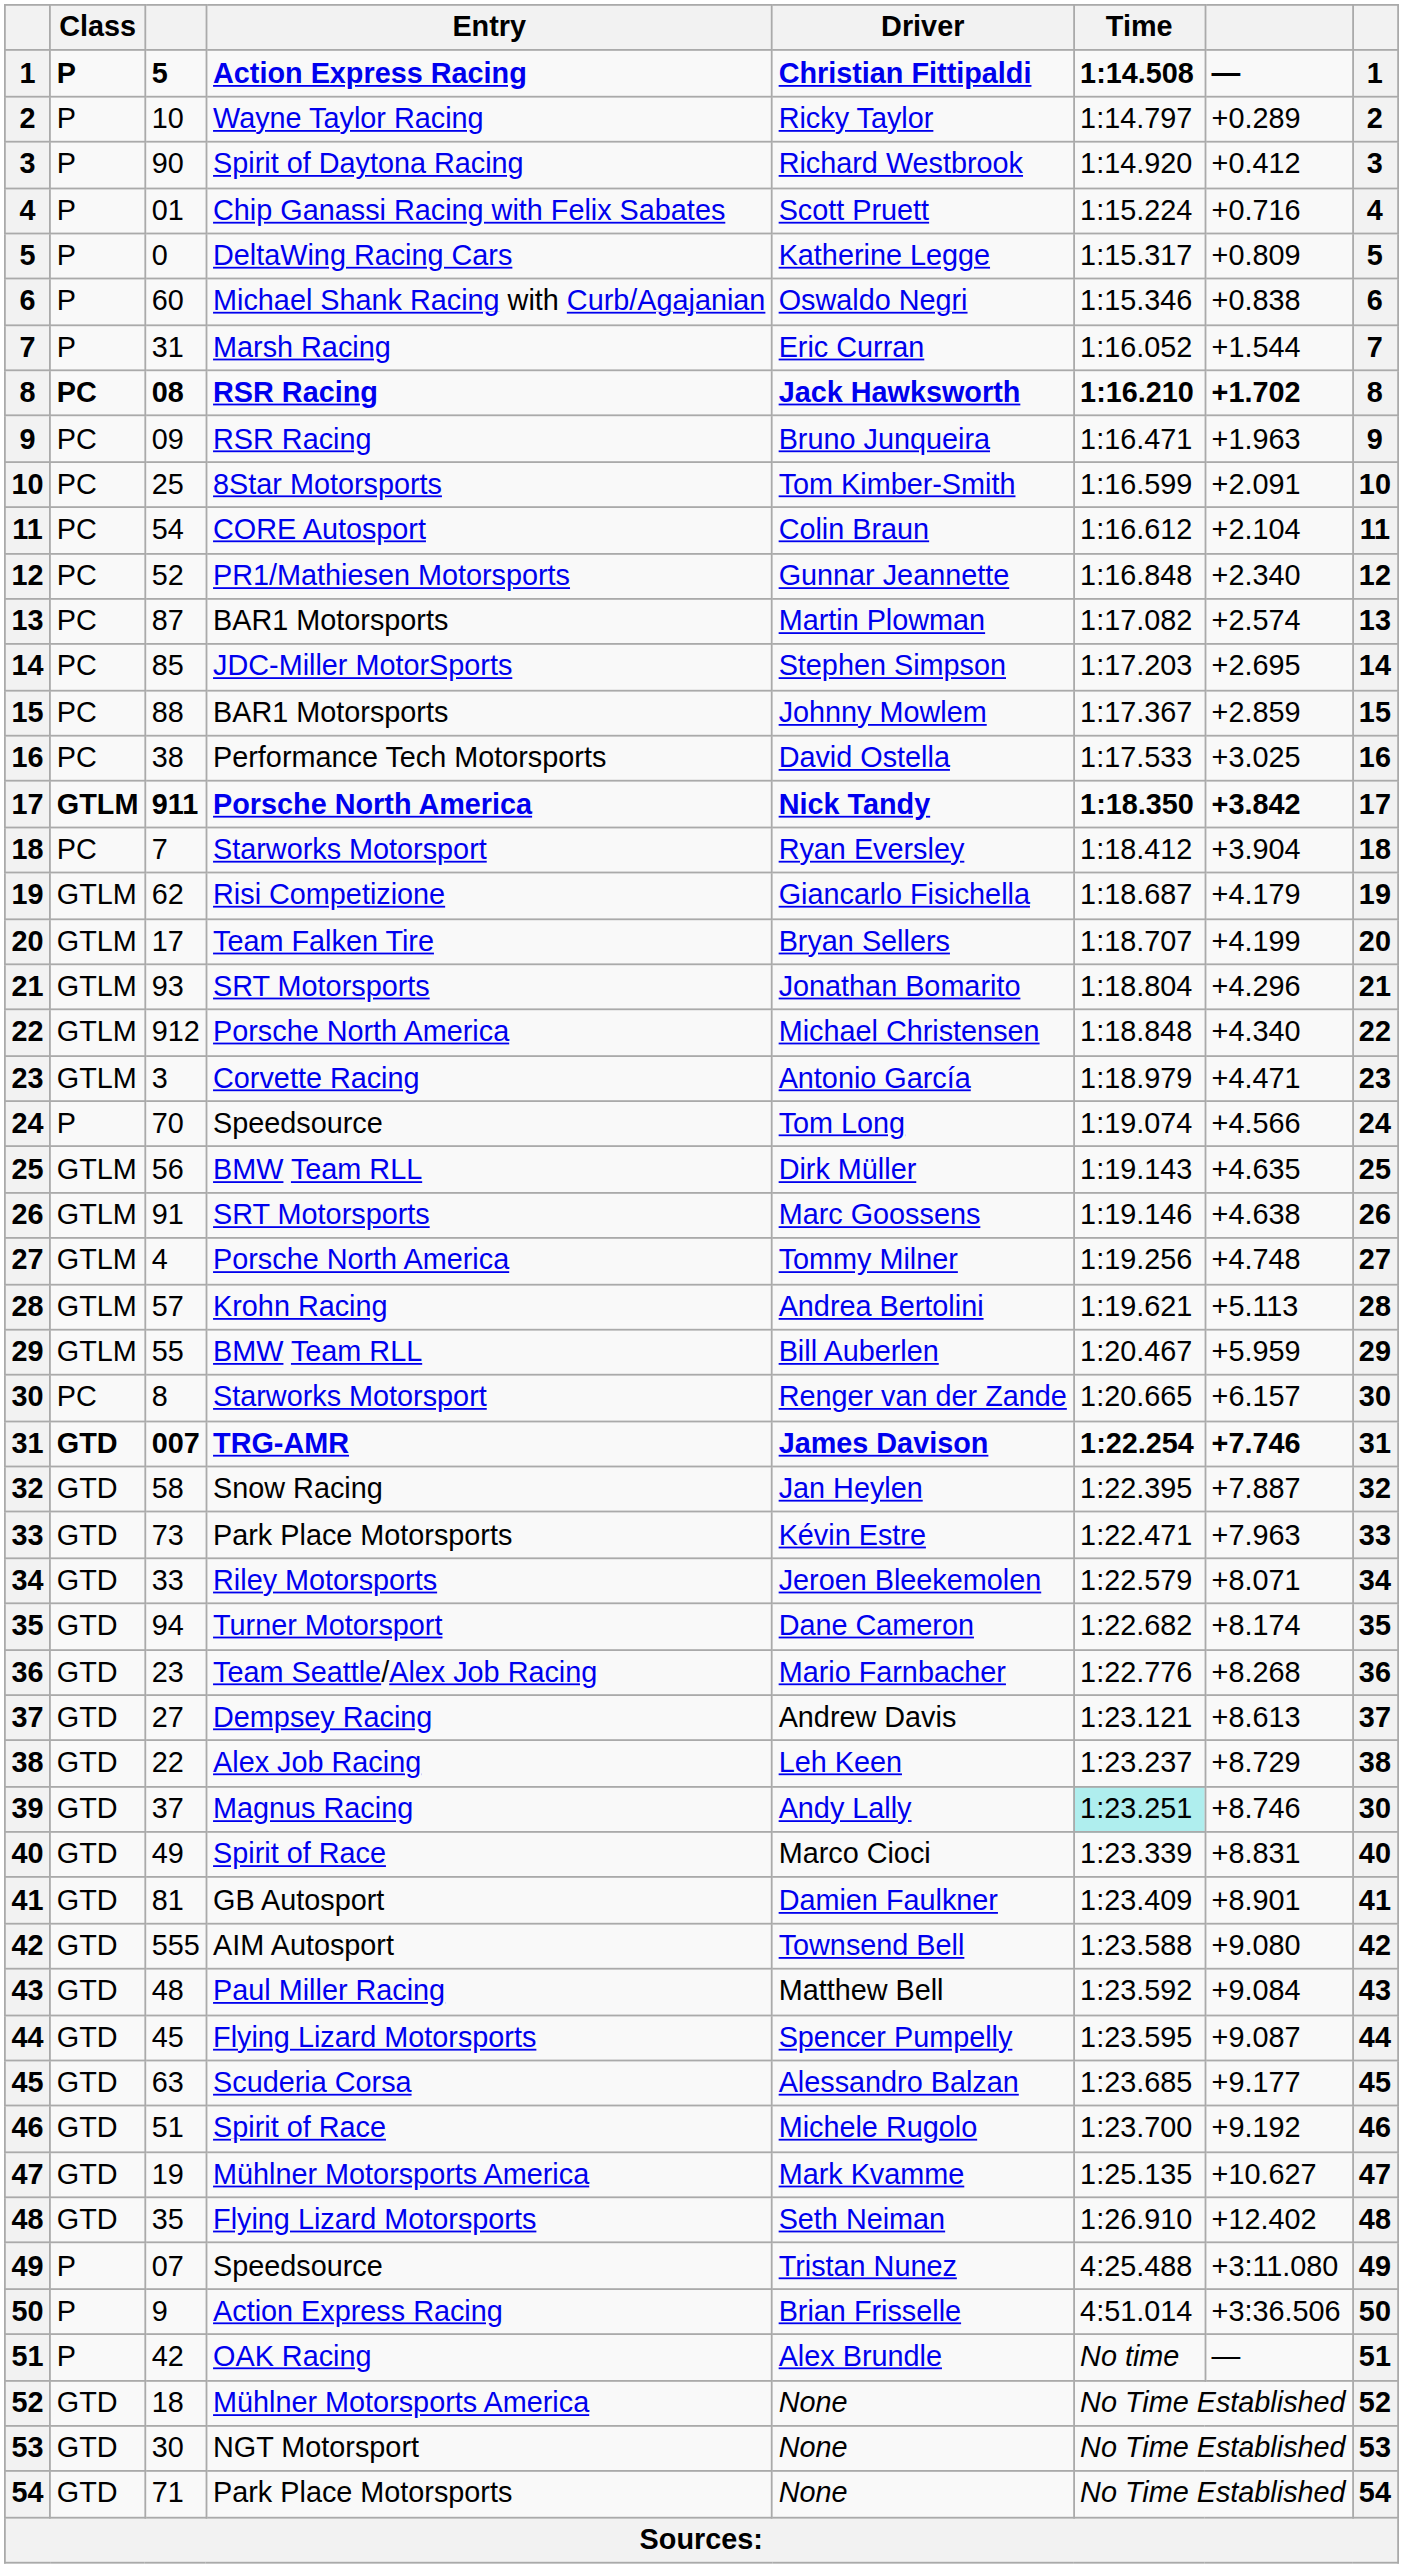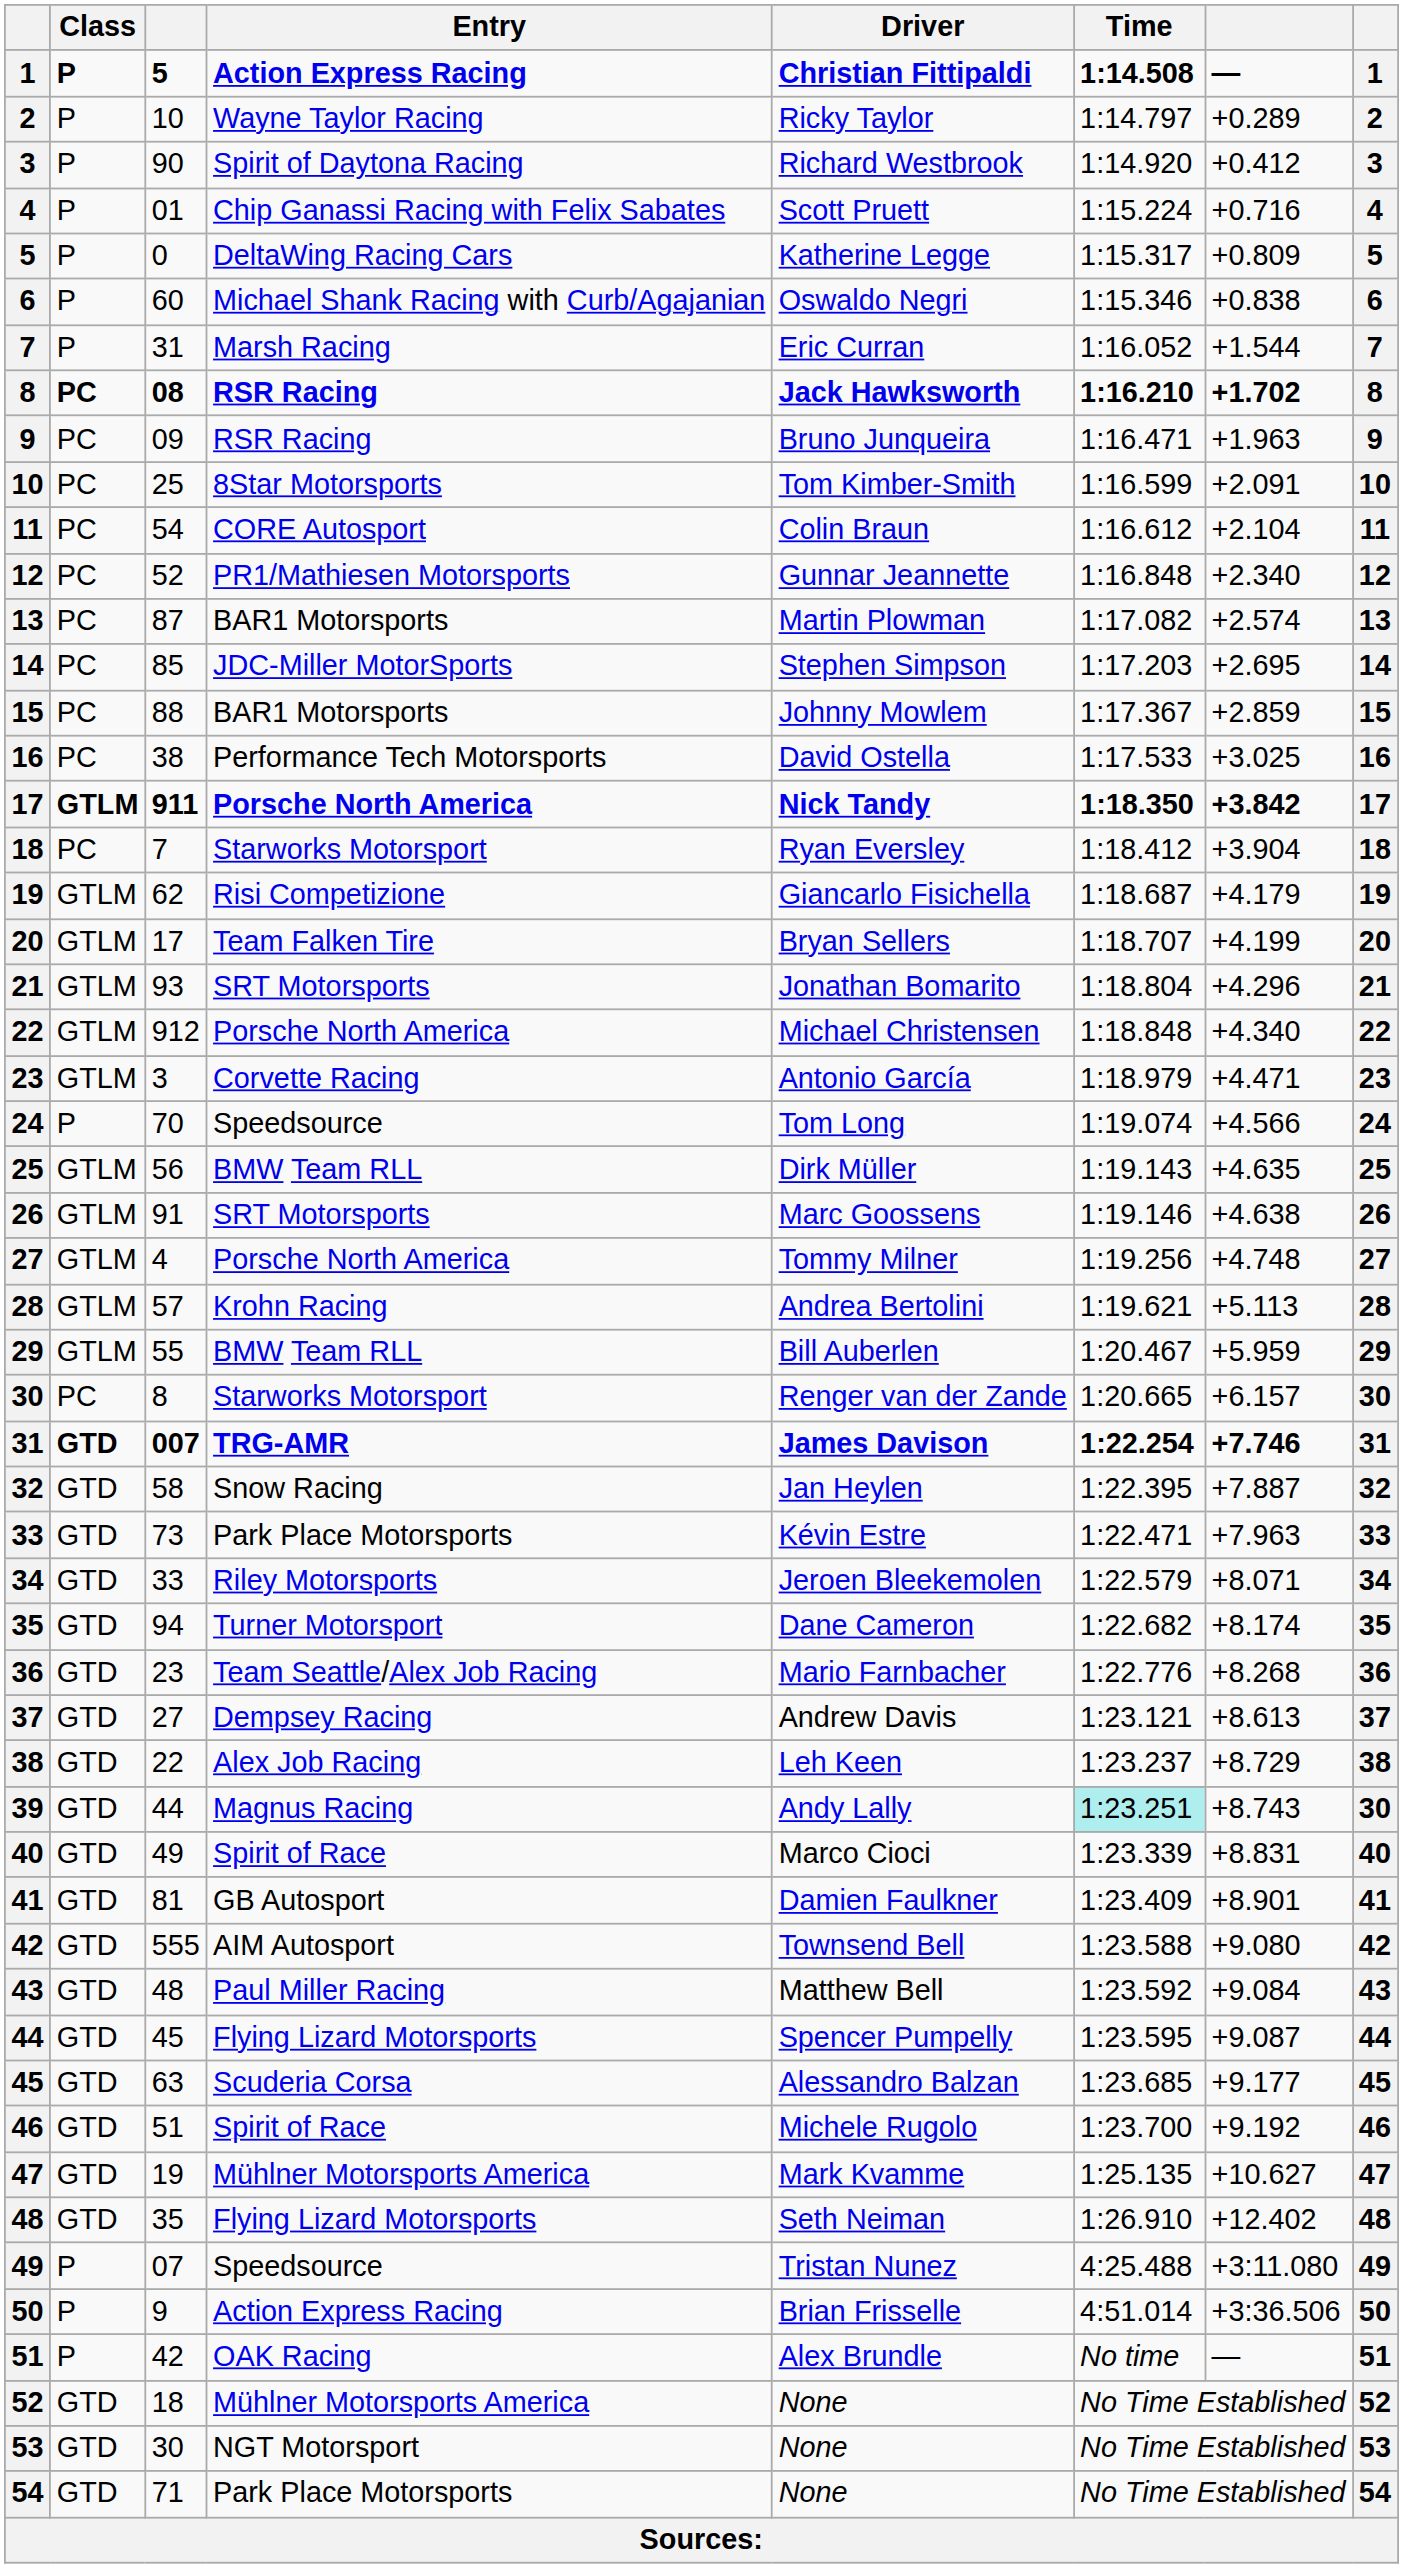(168, 1808) 37 -> (168, 1808) 44
(1256, 1808) +8.746 -> (1256, 1808) +8.743
